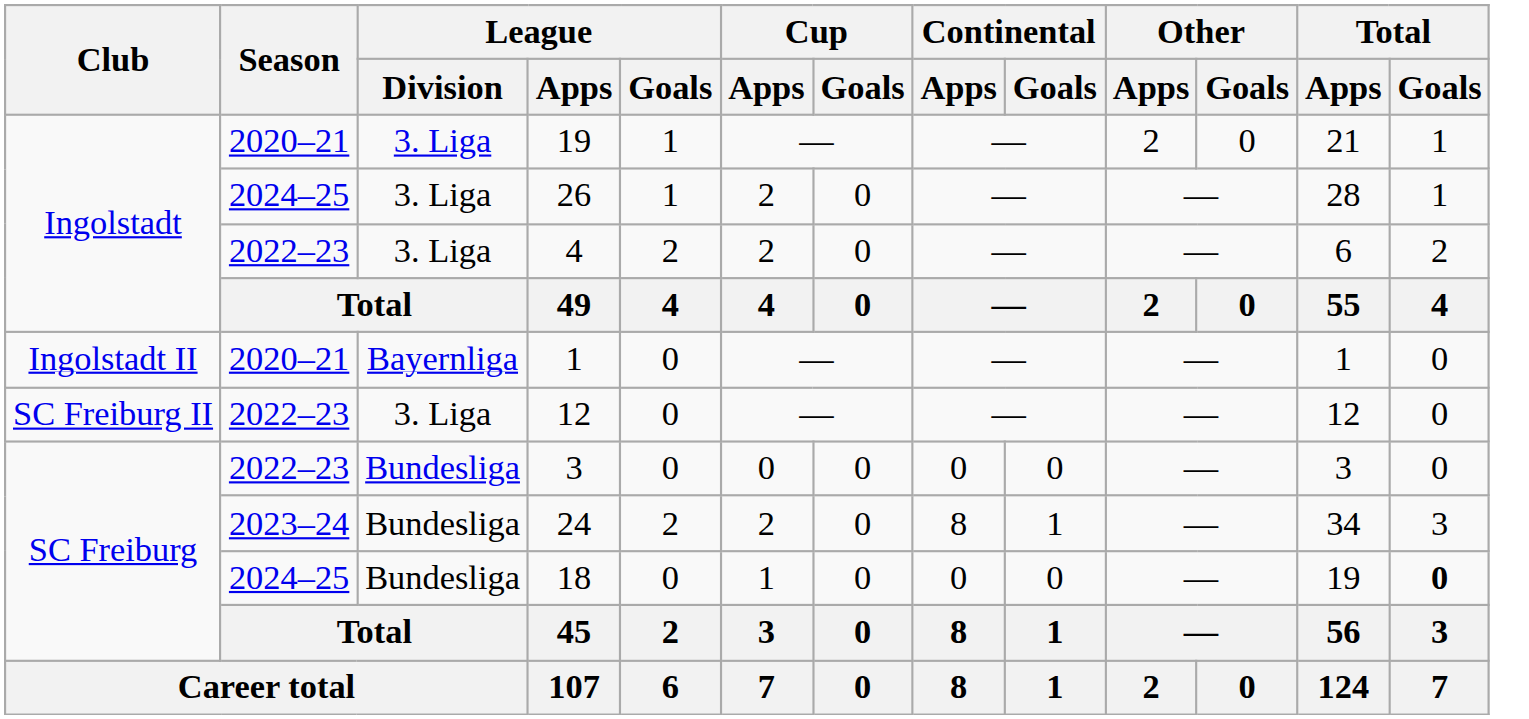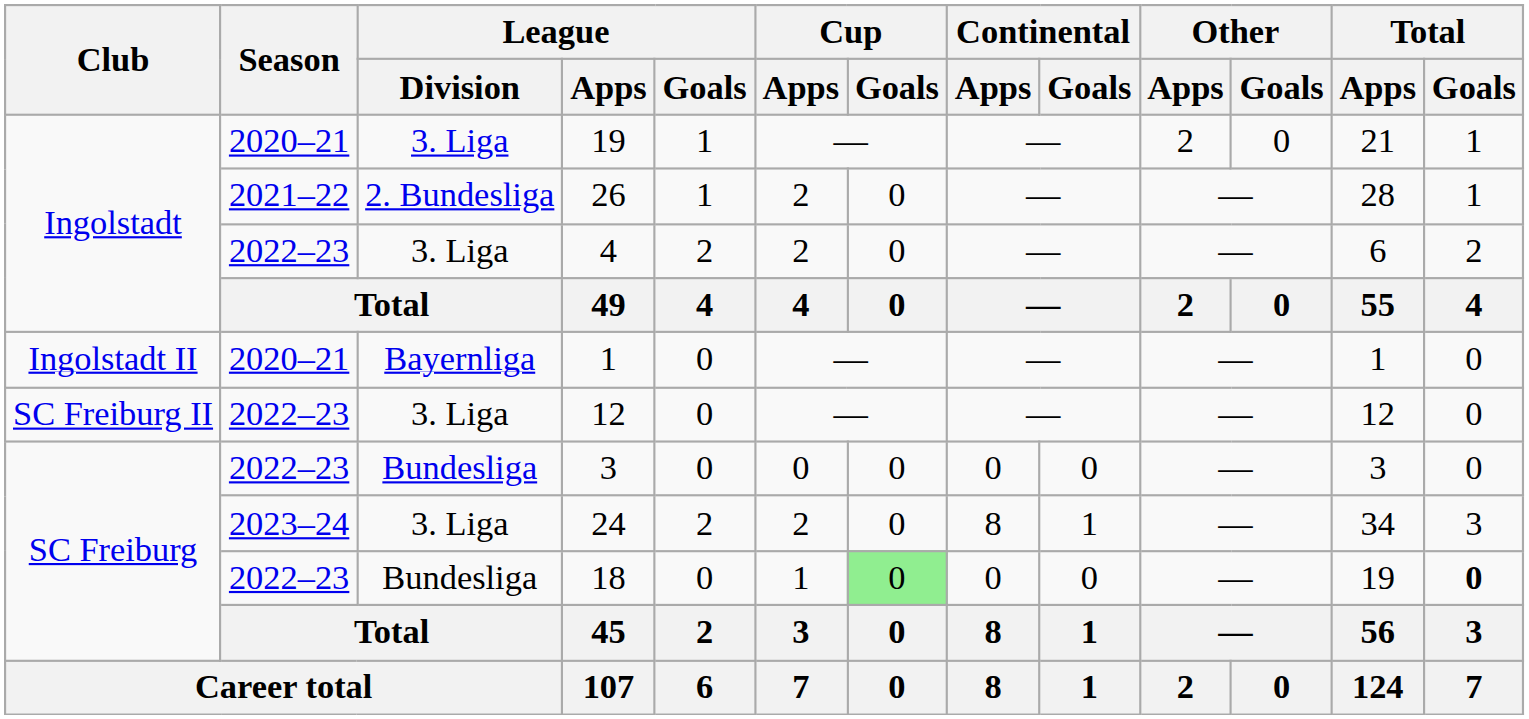(289, 195) 2024–25 -> (289, 195) 2021–22
(443, 195) 3. Liga -> (460, 195) 2. Bundesliga
(443, 522) Bundesliga -> (460, 522) 3. Liga
(289, 577) 2024–25 -> (289, 577) 2022–23
(863, 577) no background -> (897, 577) lightgreen background
